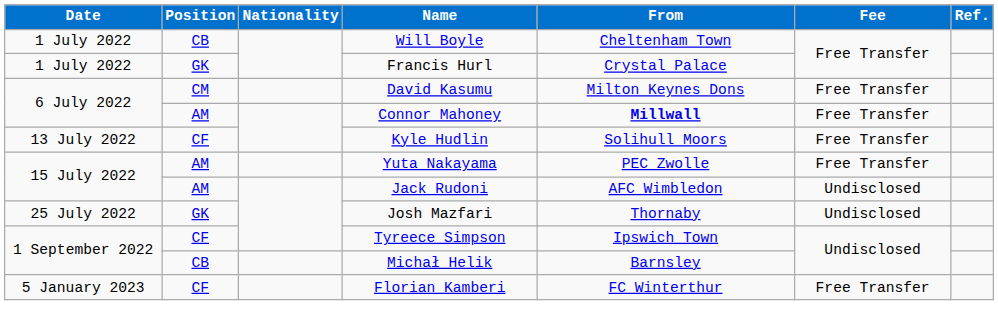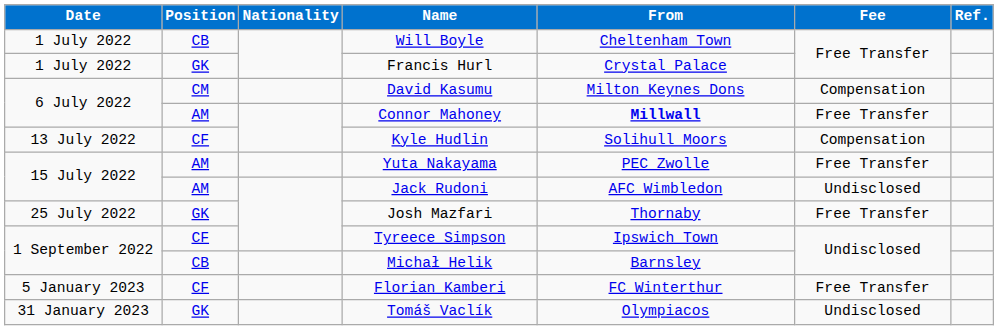(873, 90) Free Transfer -> (873, 90) Compensation
(873, 139) Free Transfer -> (873, 139) Compensation
(873, 213) Undisclosed -> (873, 213) Free Transfer
+ row: (440, 311)
